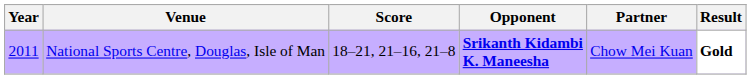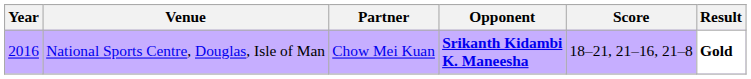columns swapped: (641, 17) <-> (394, 17)
(24, 52) 2011 -> (24, 52) 2016
